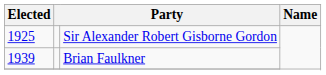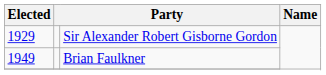(21, 36) 1925 -> (21, 36) 1929
(21, 58) 1939 -> (21, 58) 1949
